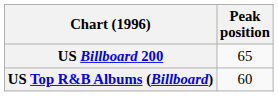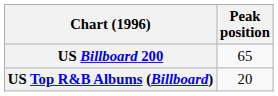(245, 79) 60 -> (245, 79) 20
